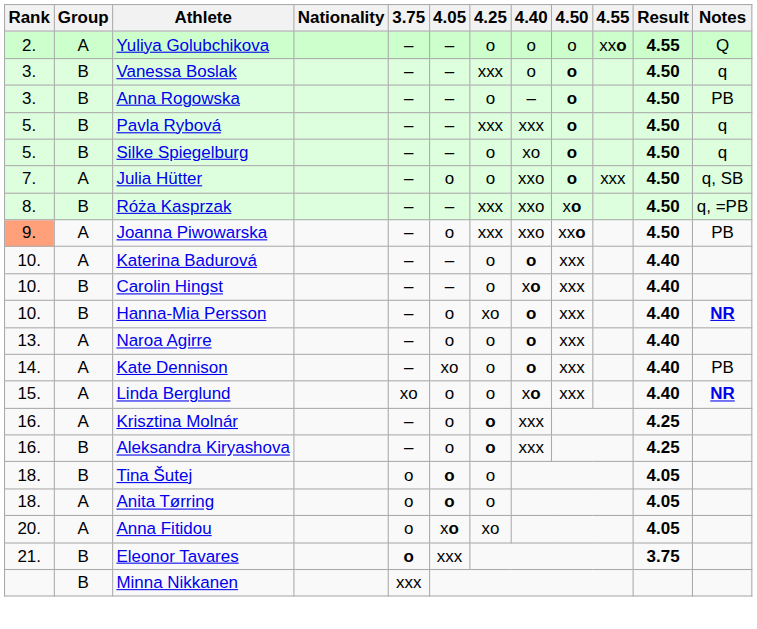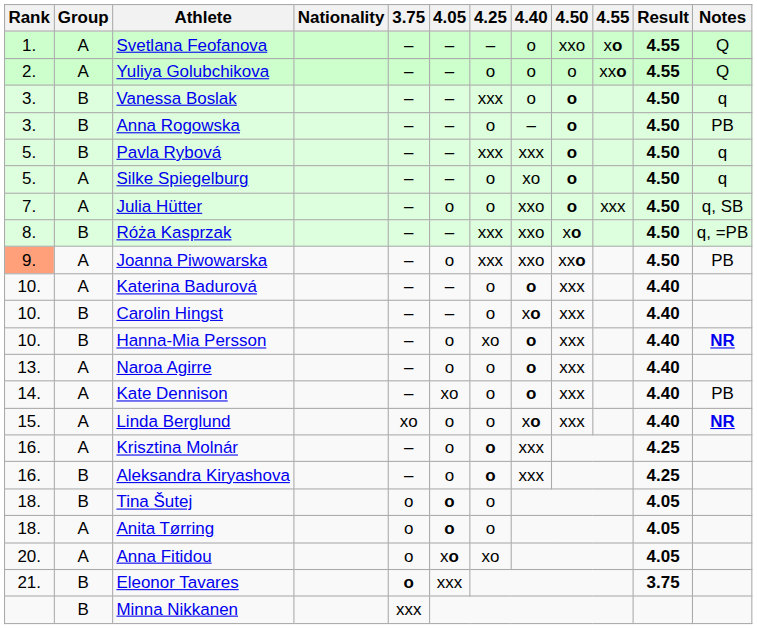+ row: (192, 44)
(83, 152) B -> (83, 179) A
